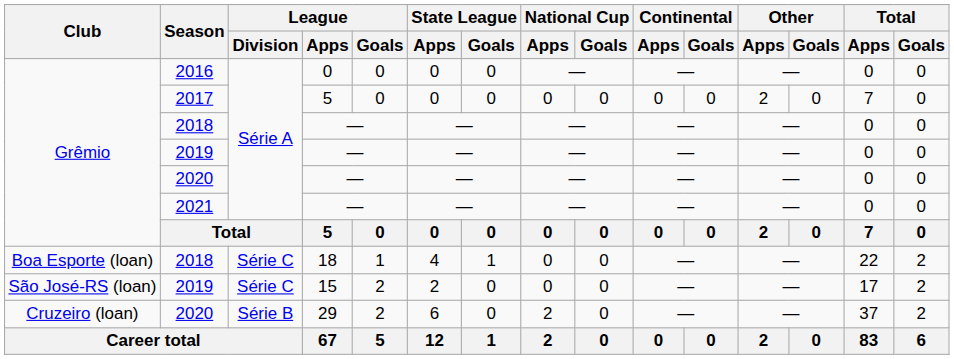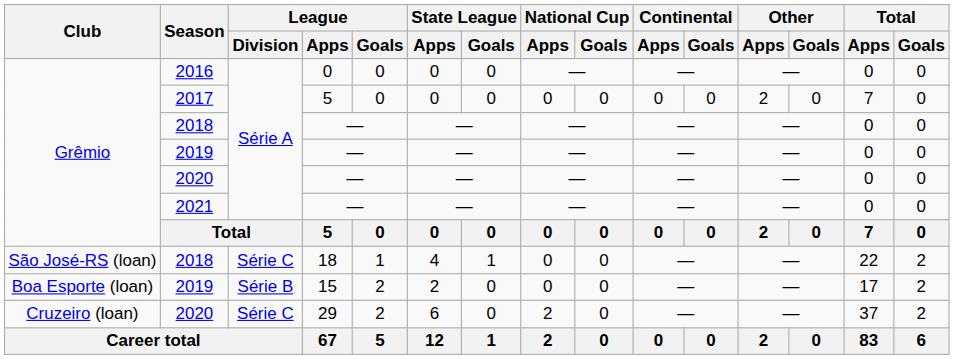(82, 260) Boa Esporte (loan) -> (82, 260) São José-RS (loan)
(82, 286) São José-RS (loan) -> (82, 286) Boa Esporte (loan)
(265, 286) Série C -> (265, 286) Série B
(265, 313) Série B -> (265, 313) Série C
